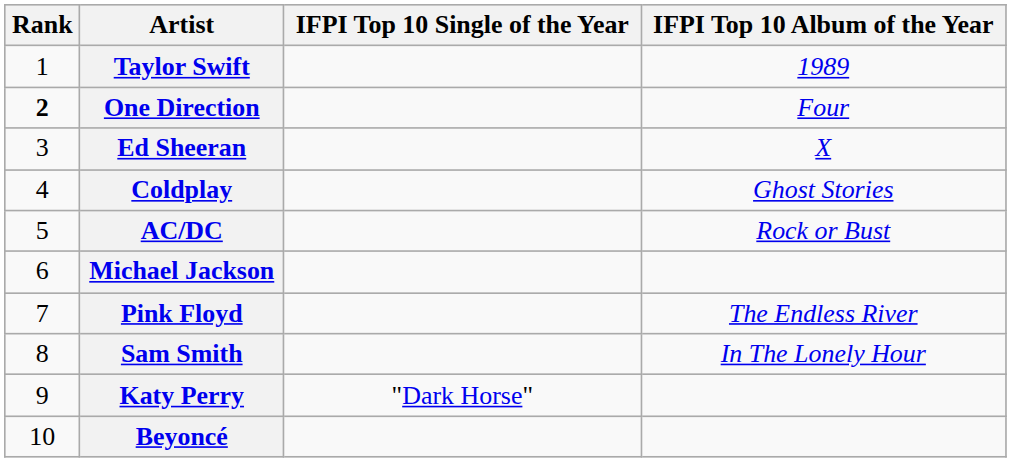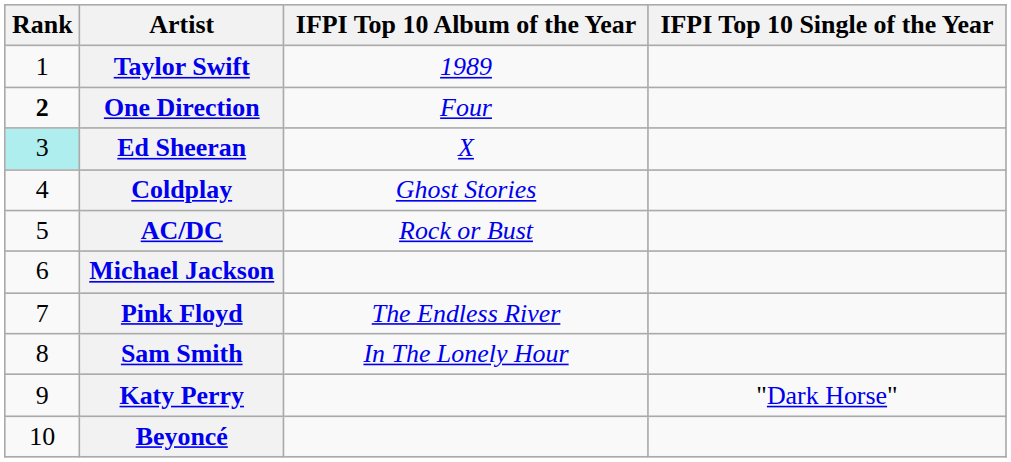columns swapped: (823, 25) <-> (462, 25)
(42, 148) no background -> (42, 148) paleturquoise background
